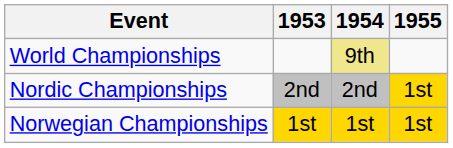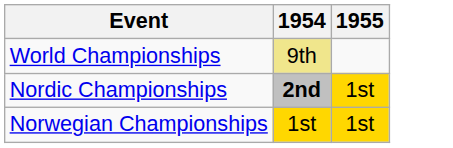- column: (302, 21)
(360, 90) normal -> (302, 90) bold
